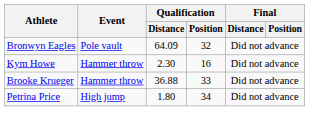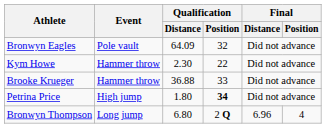(206, 63) 16 -> (222, 63) 22
(206, 98) normal -> (222, 98) bold
+ row: (49, 115)
